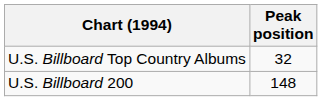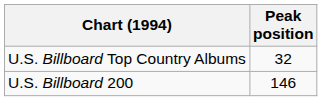(283, 83) 148 -> (283, 83) 146
